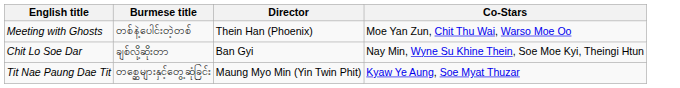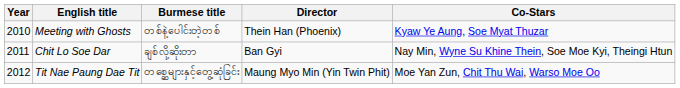+ column: (19, 12)
(469, 31) Moe Yan Zun, Chit Thu Wai, Warso Moe Oo -> (471, 31) Kyaw Ye Aung, Soe Myat Thuzar
(443, 73) Kyaw Ye Aung, Soe Myat Thuzar -> (497, 73) Moe Yan Zun, Chit Thu Wai, Warso Moe Oo
